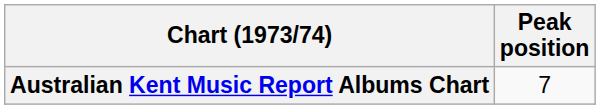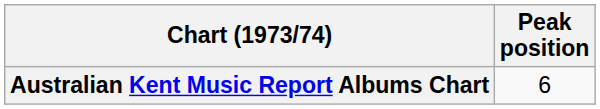(545, 85) 7 -> (545, 85) 6
